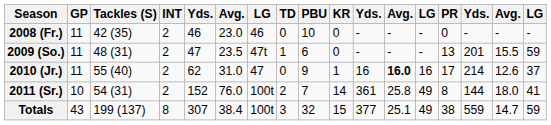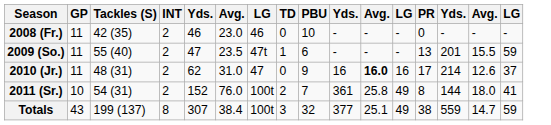- column: (341, 14)
(113, 52) 48 (31) -> (113, 52) 55 (40)
(113, 71) 55 (40) -> (113, 71) 48 (31)
